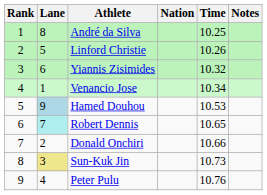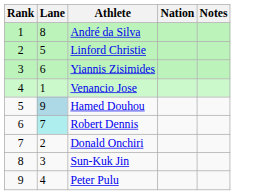- column: (213, 13)
(43, 161) khaki background -> (43, 161) no background
